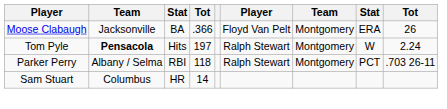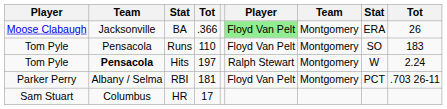(256, 29) no background -> (261, 29) lightgreen background
+ row: (180, 46)
(202, 63) 118 -> (207, 79) 181
(256, 63) Ralph Stewart -> (261, 79) Floyd Van Pelt
(202, 79) 14 -> (207, 96) 17
